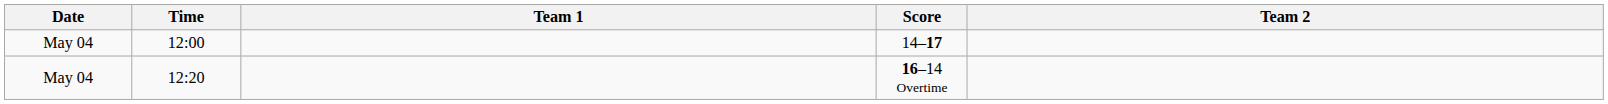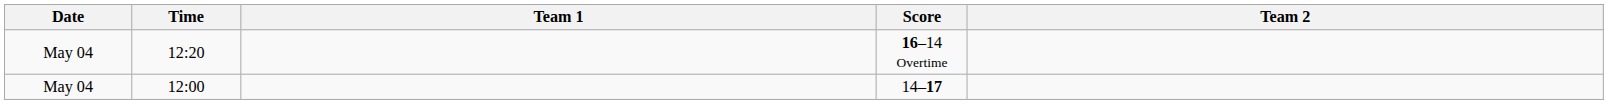rows swapped: (922, 42) <-> (922, 77)
